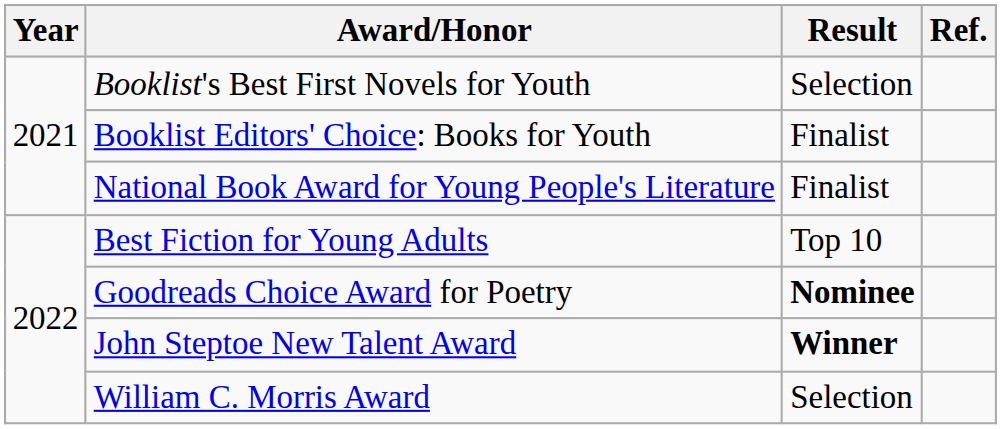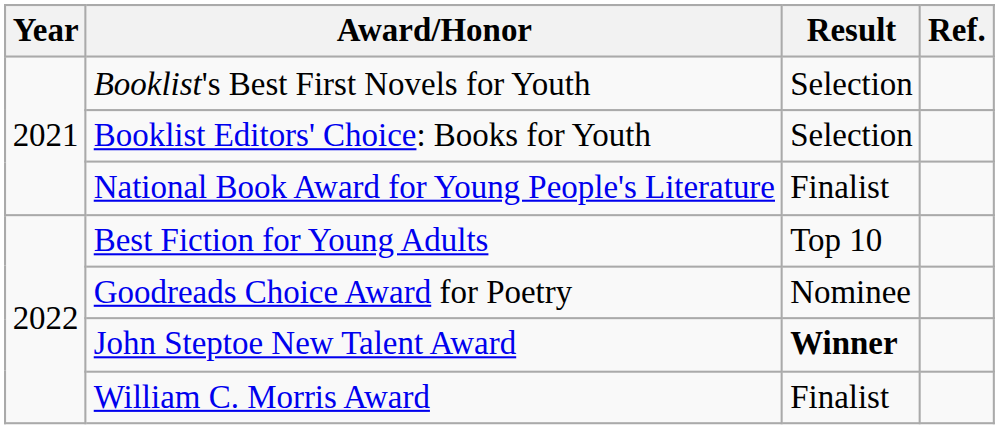(840, 135) Finalist -> (852, 135) Selection
(852, 291) bold -> (851, 291) normal
(852, 396) Selection -> (840, 396) Finalist
